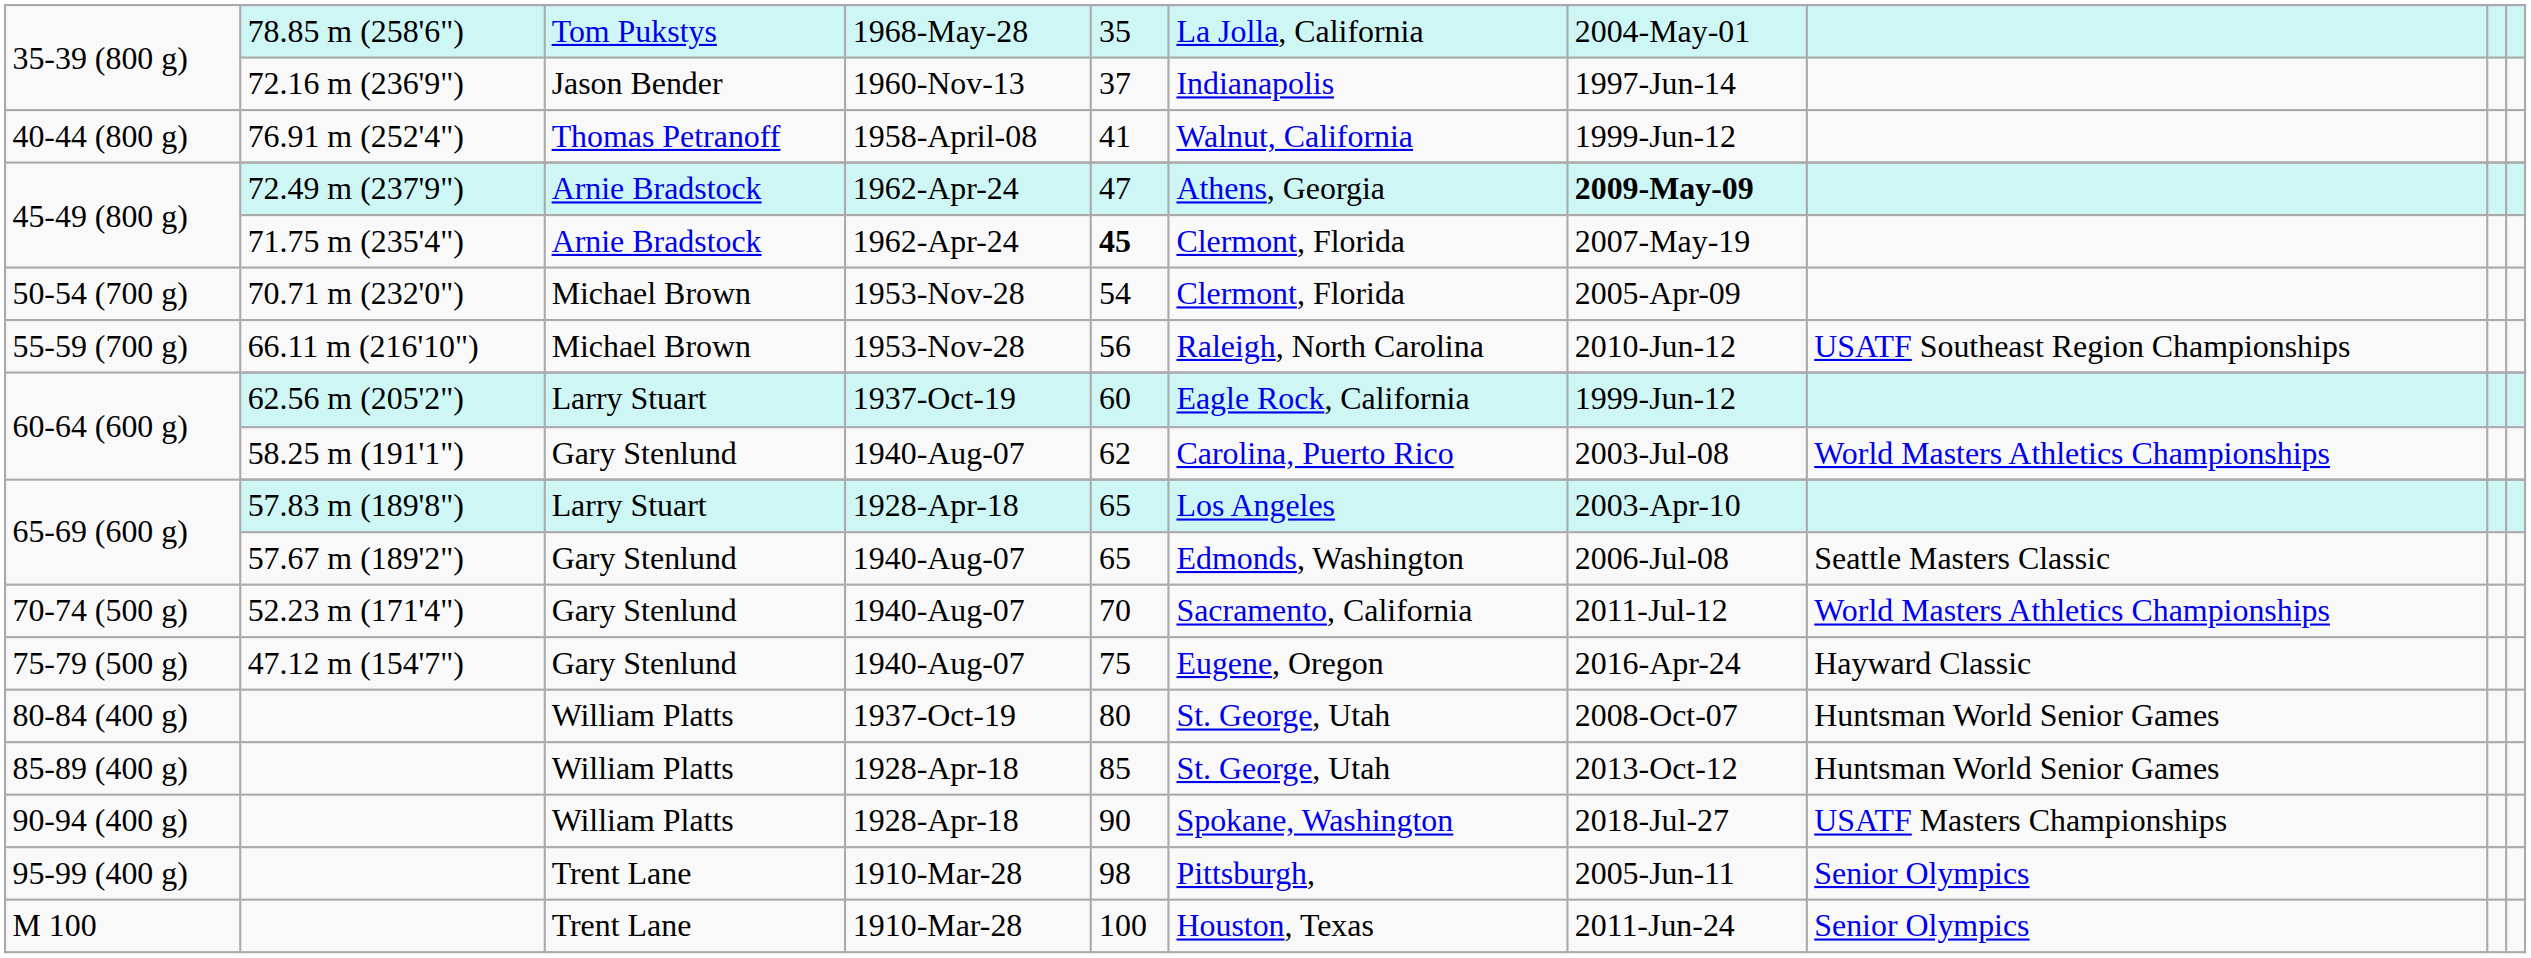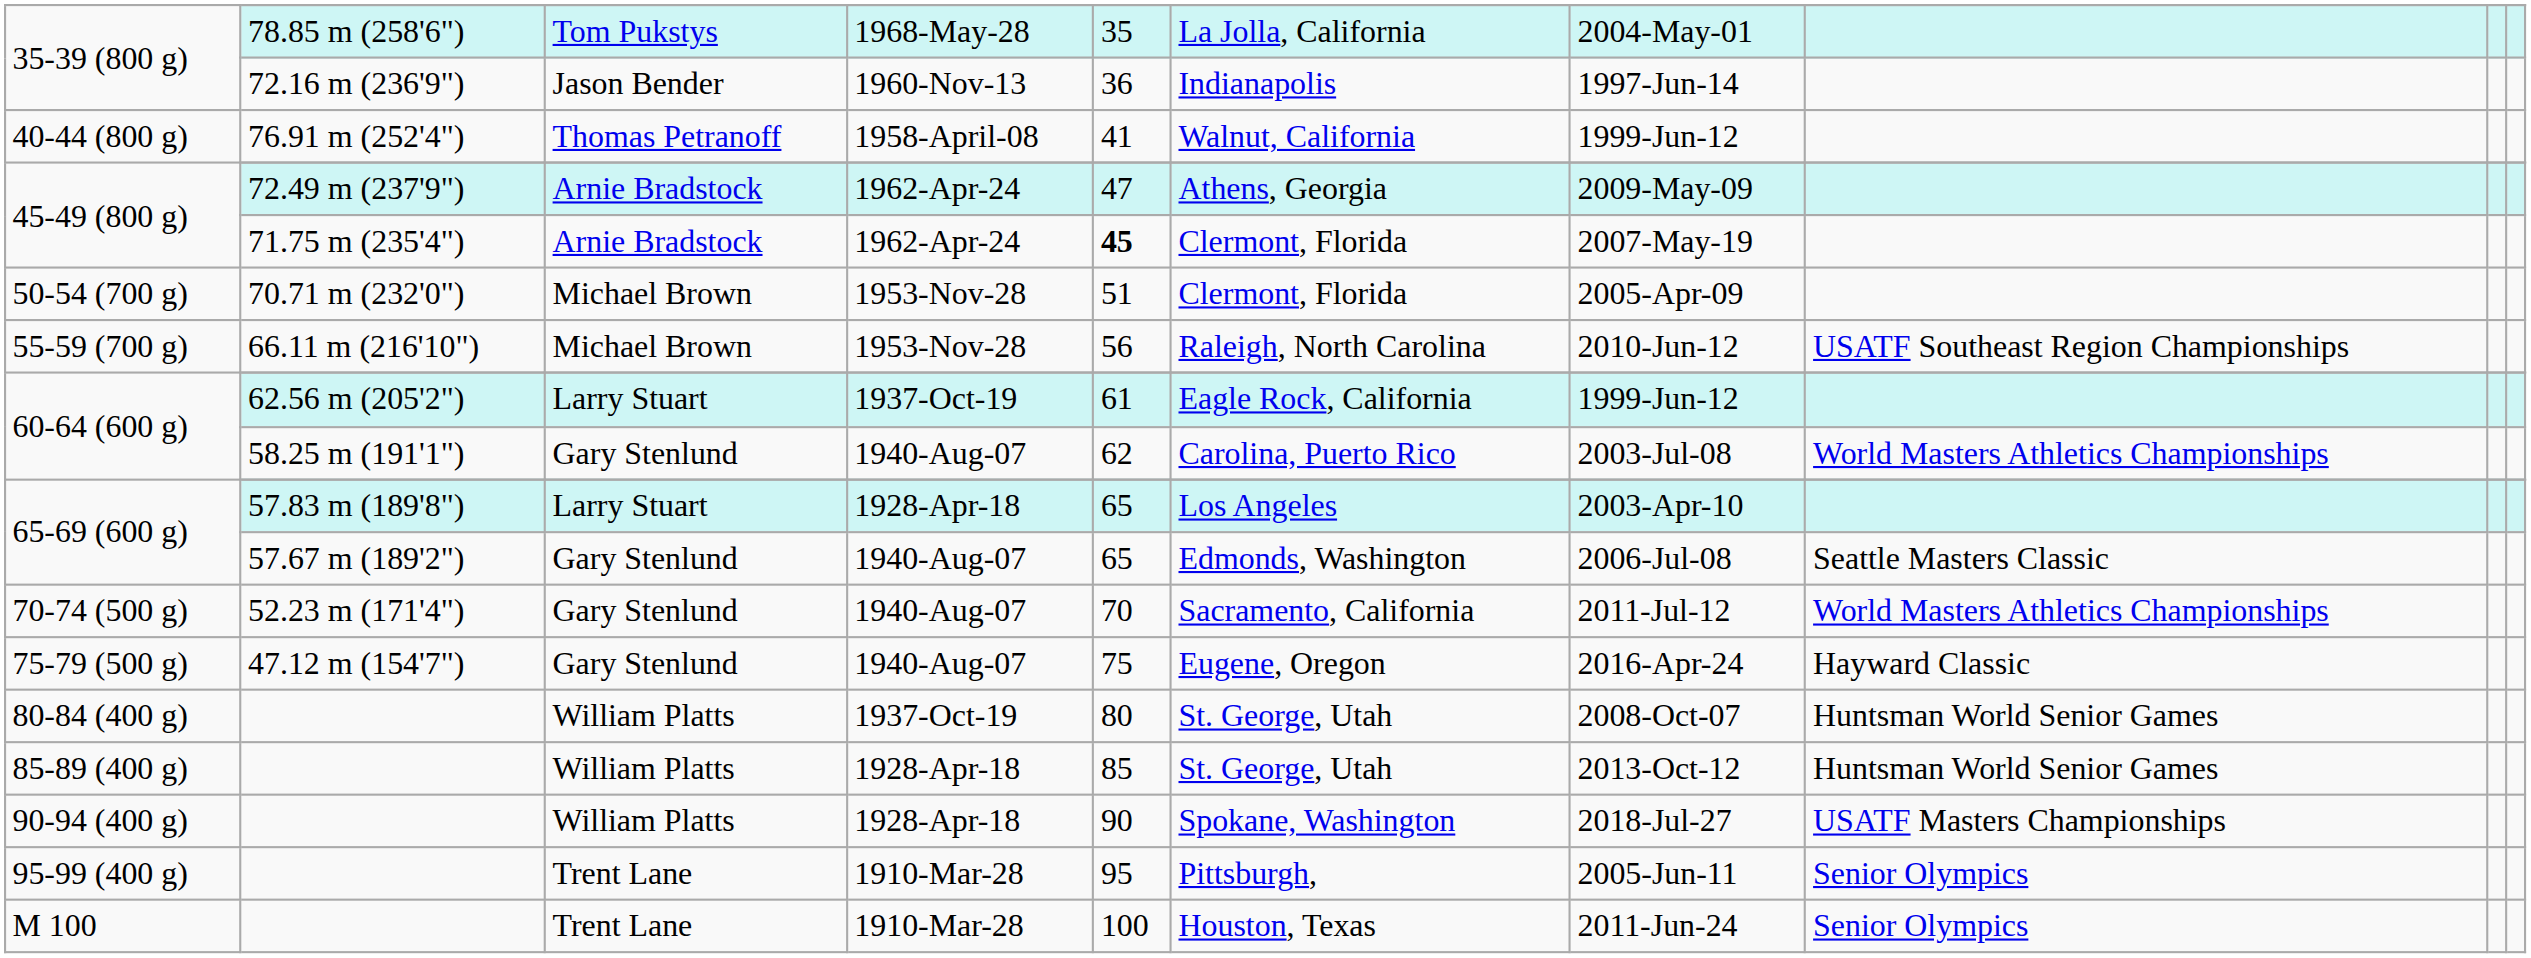(1115, 83) 37 -> (1117, 83) 36
(1664, 188) bold -> (1665, 188) normal
(1115, 294) 54 -> (1117, 294) 51
(1115, 399) 60 -> (1117, 399) 61
(1115, 873) 98 -> (1117, 873) 95
